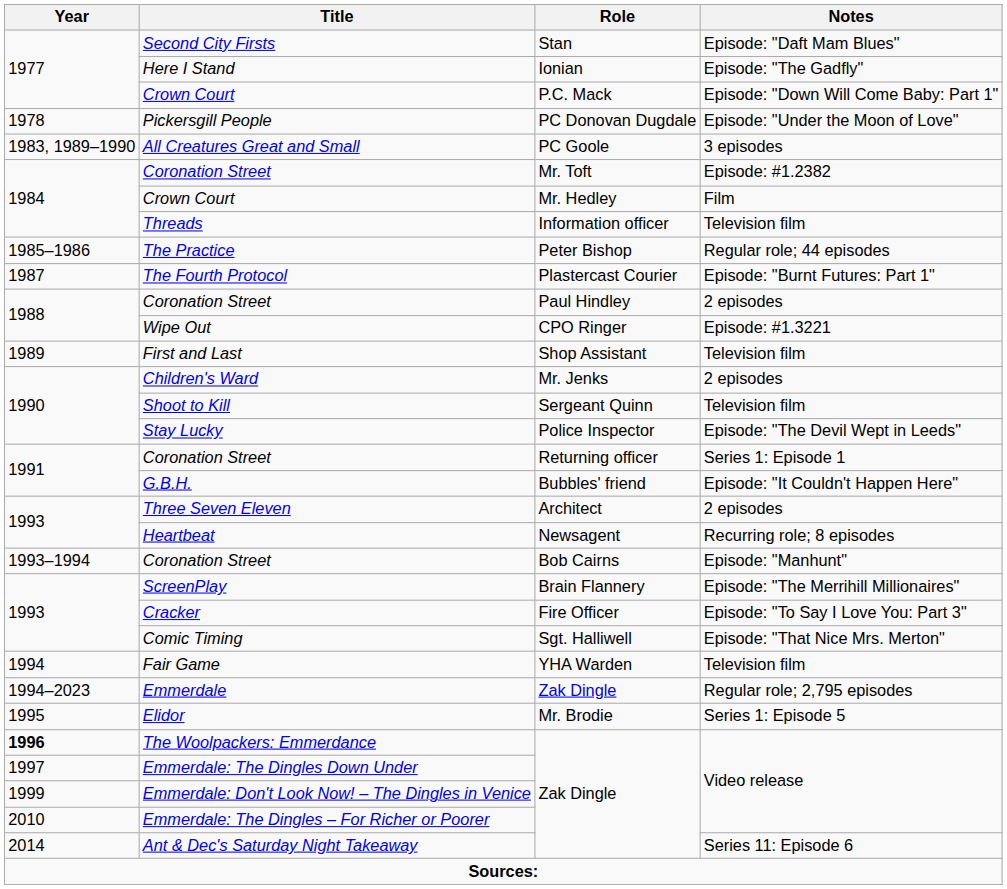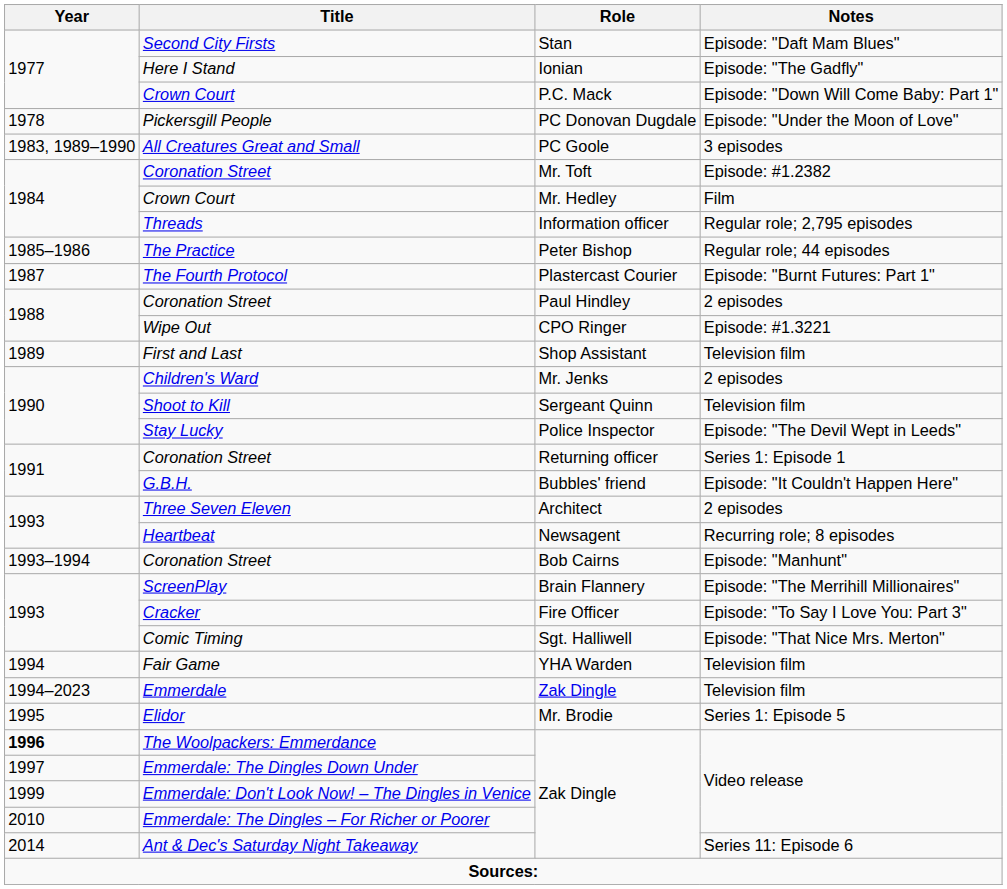(755, 224) Television film -> (808, 224) Regular role; 2,795 episodes
(808, 690) Regular role; 2,795 episodes -> (755, 690) Television film
